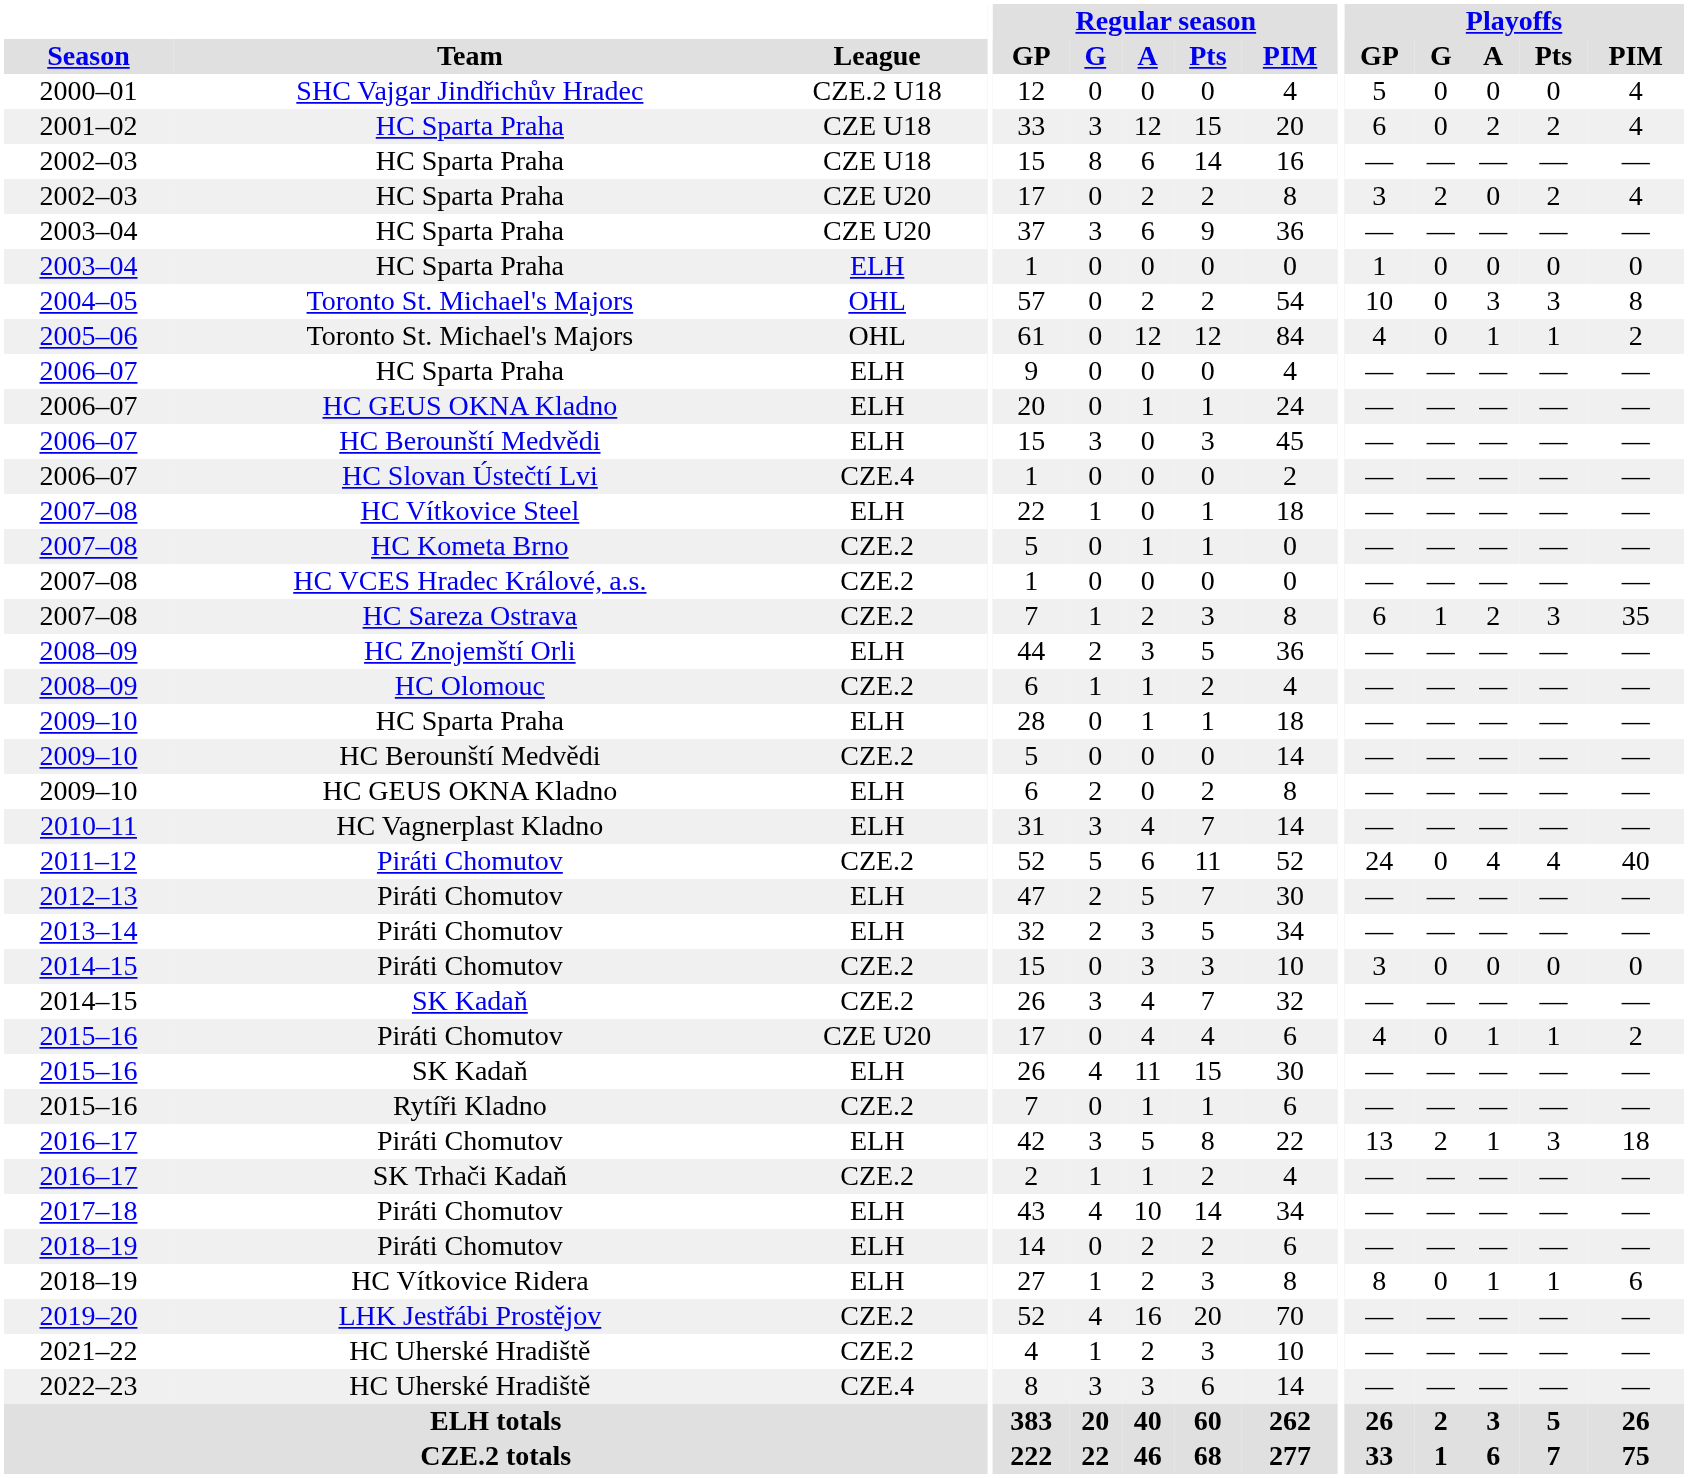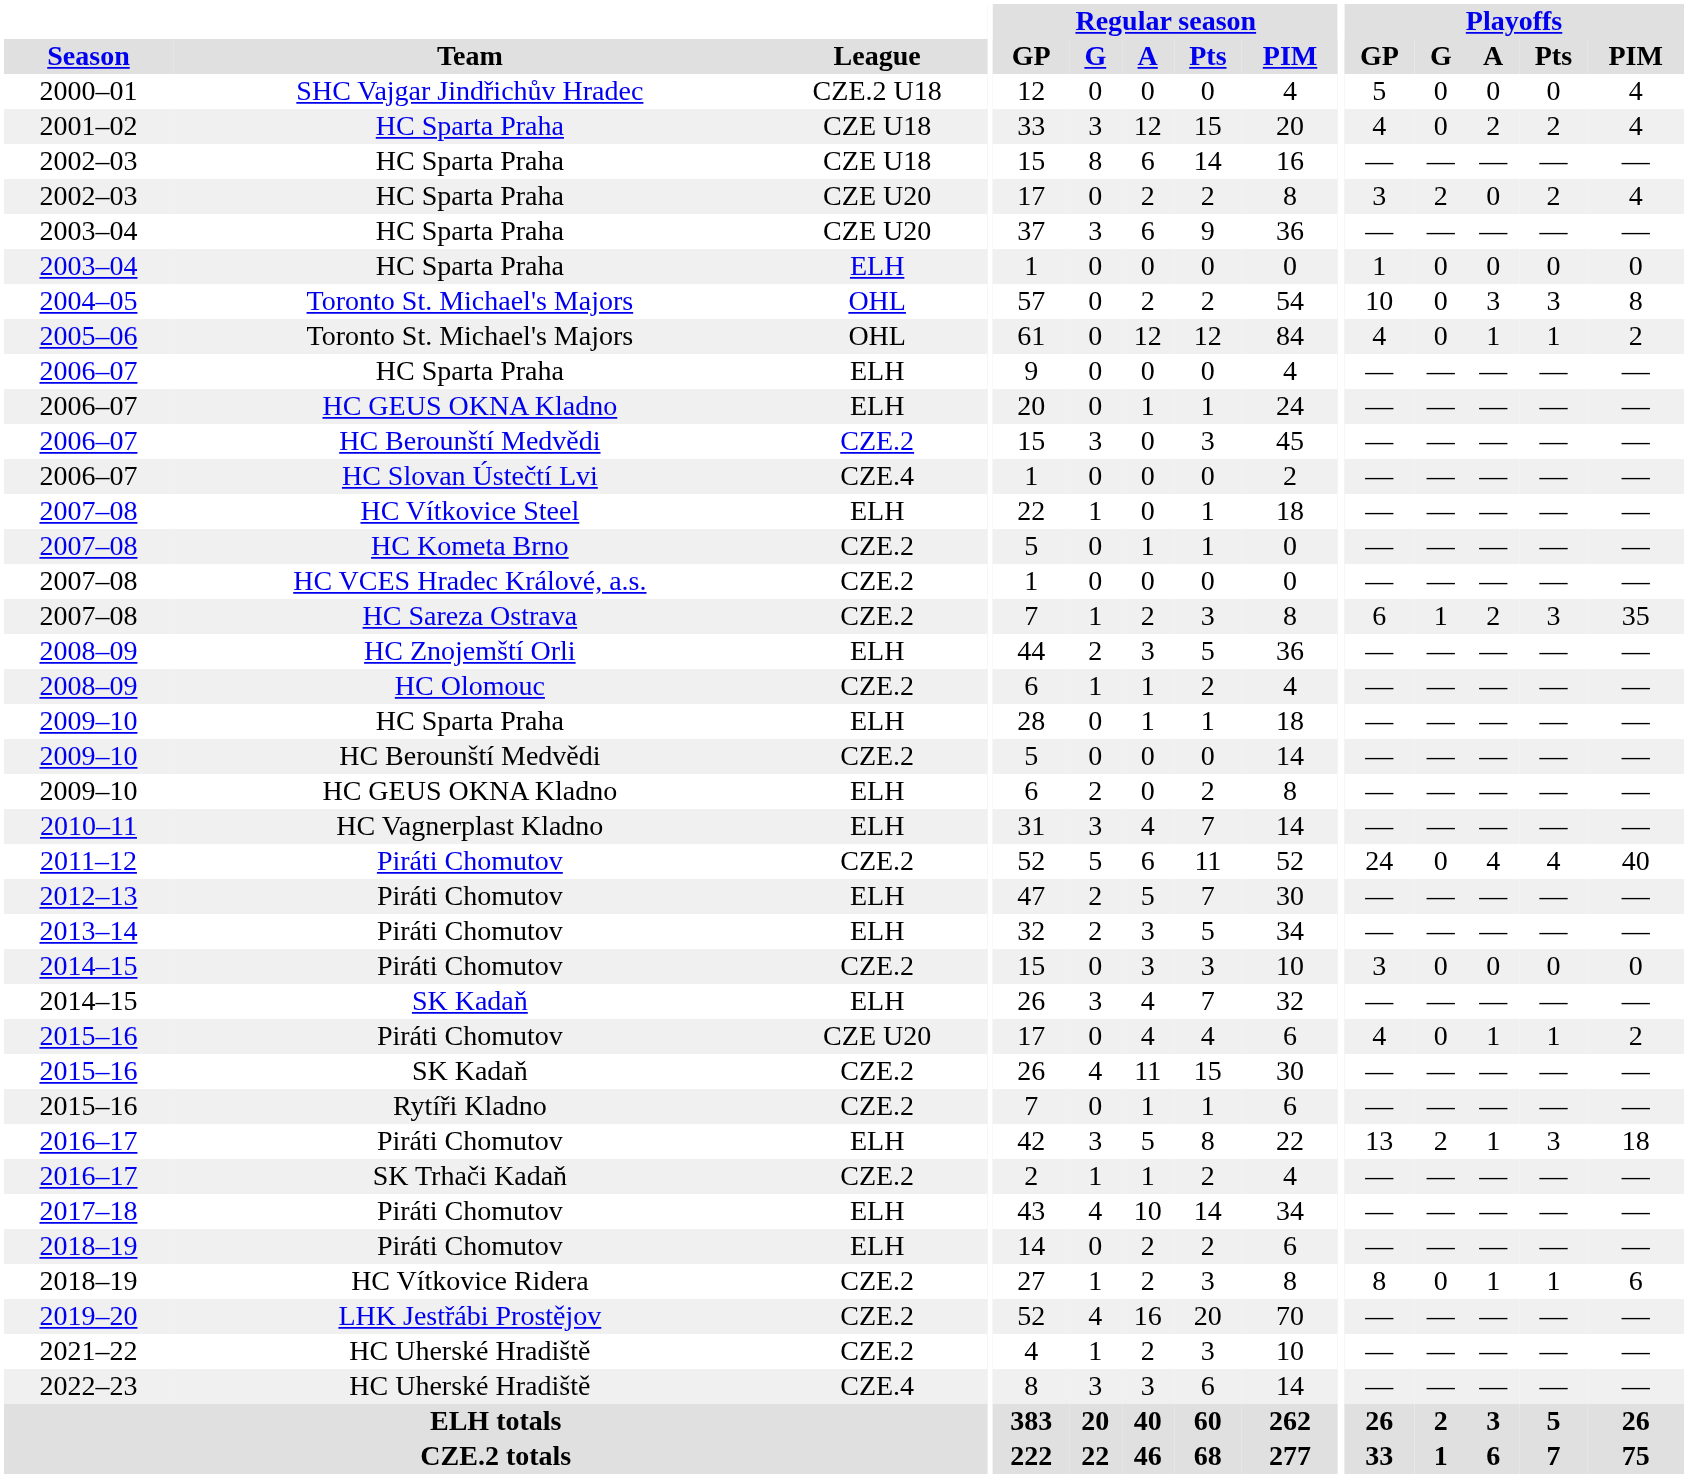(1379, 126) 6 -> (1379, 126) 4
(877, 441) ELH -> (877, 441) CZE.2
(877, 1001) CZE.2 -> (877, 1001) ELH
(877, 1071) ELH -> (877, 1071) CZE.2
(877, 1281) ELH -> (877, 1281) CZE.2
